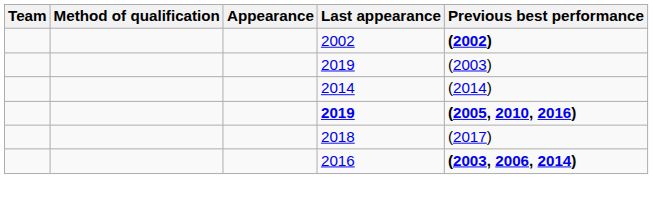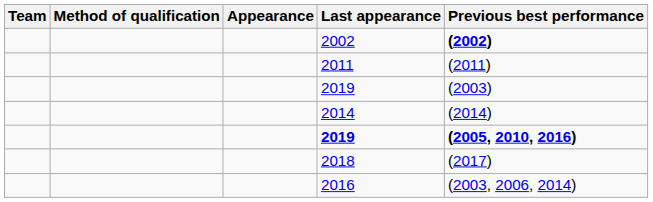+ row: (27, 65)
(512, 161) bold -> (512, 185) normal
